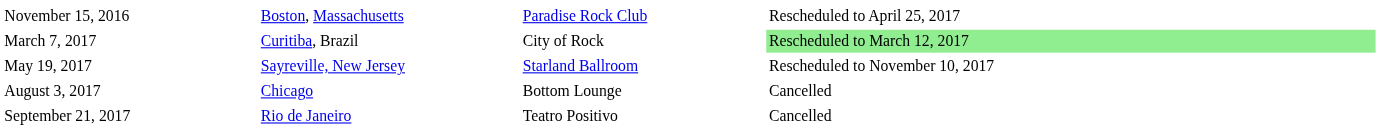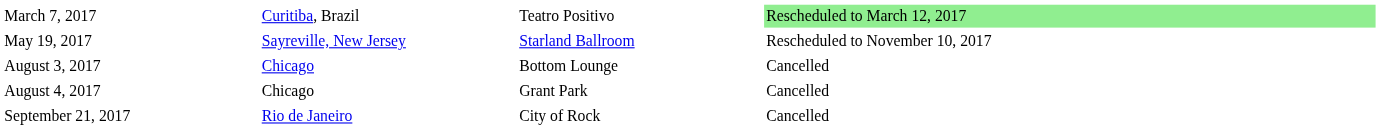- row: (67, 16)
(563, 41) City of Rock -> (567, 16) Teatro Positivo
+ row: (53, 91)
(570, 116) Teatro Positivo -> (560, 116) City of Rock
